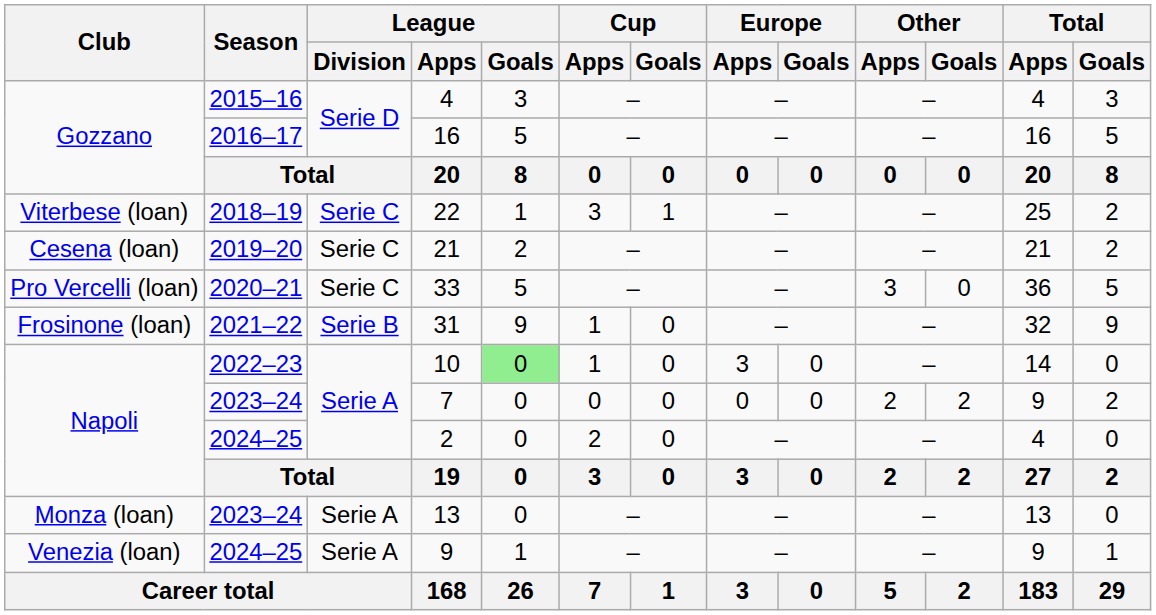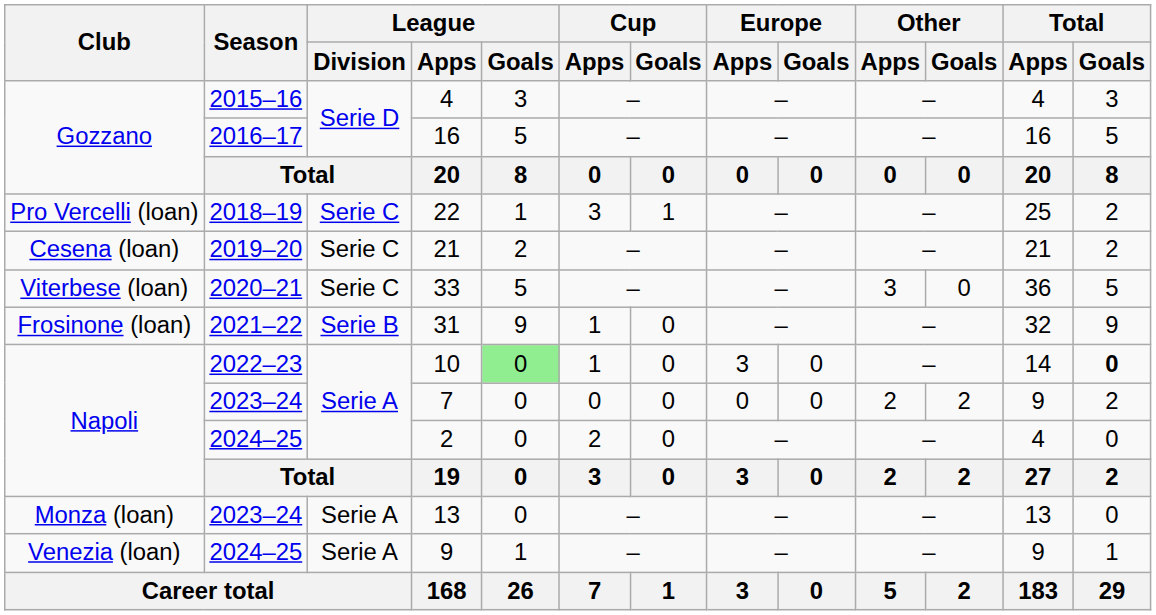(104, 212) Viterbese (loan) -> (104, 212) Pro Vercelli (loan)
(104, 288) Pro Vercelli (loan) -> (104, 288) Viterbese (loan)
(1112, 363) normal -> (1112, 363) bold
